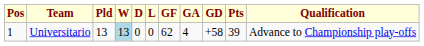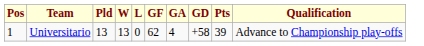- column: (139, 13)
(123, 31) lightblue background -> (123, 31) no background
